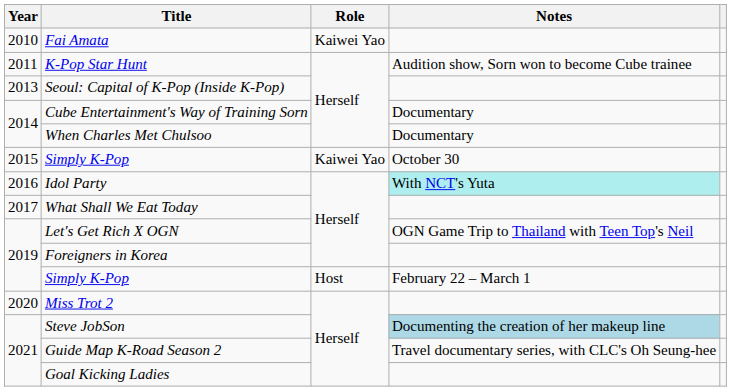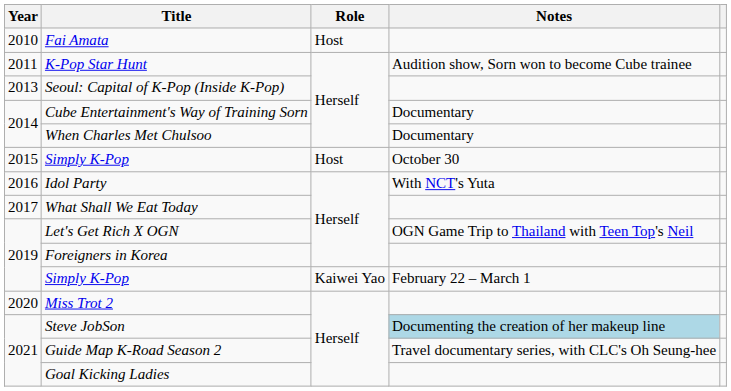(350, 40) Kaiwei Yao -> (329, 40) Host
(350, 159) Kaiwei Yao -> (329, 159) Host
(443, 183) paleturquoise background -> (443, 183) no background
(329, 278) Host -> (350, 278) Kaiwei Yao
